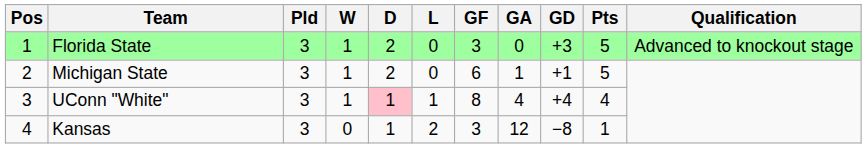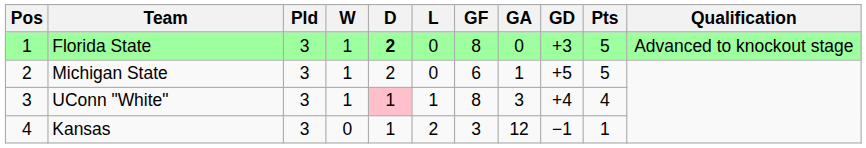(390, 45) normal -> (390, 45) bold
(476, 45) 3 -> (476, 45) 8
(562, 73) +1 -> (562, 73) +5
(519, 101) 4 -> (519, 101) 3
(562, 128) −8 -> (562, 128) −1
